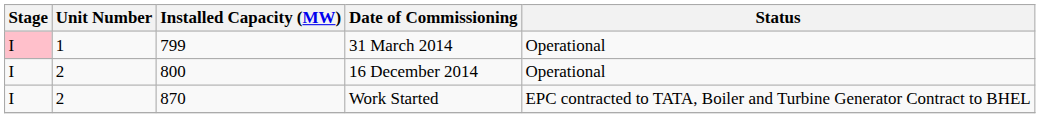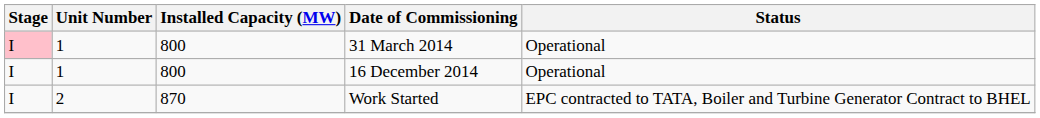(173, 44) 799 -> (173, 44) 800
(60, 71) 2 -> (60, 71) 1
